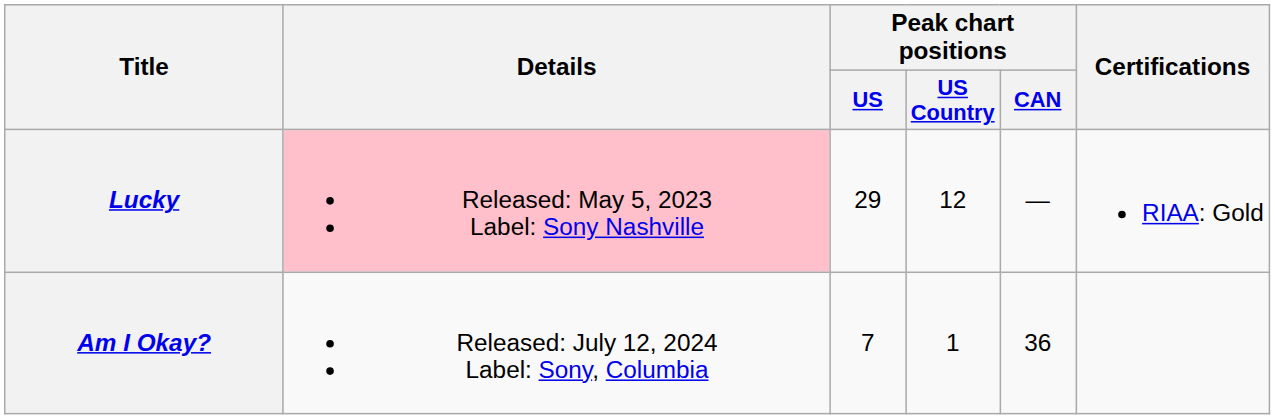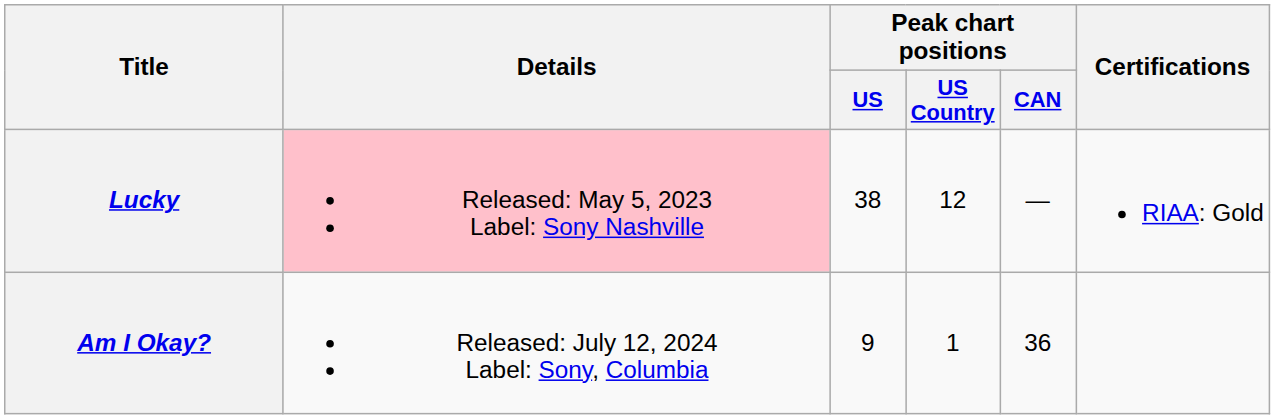(868, 200) 29 -> (868, 200) 38
(868, 342) 7 -> (868, 342) 9
